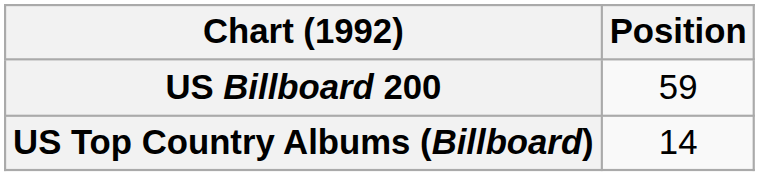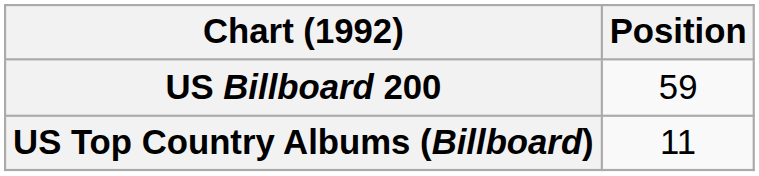(678, 142) 14 -> (678, 142) 11
